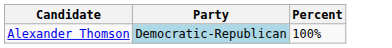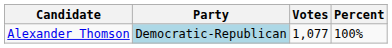+ column: (310, 14)
